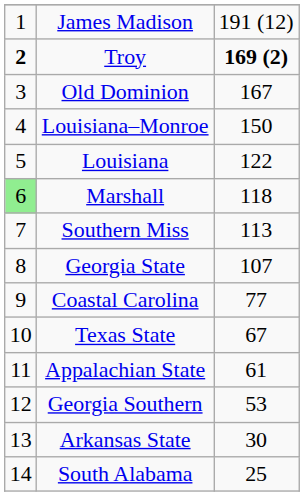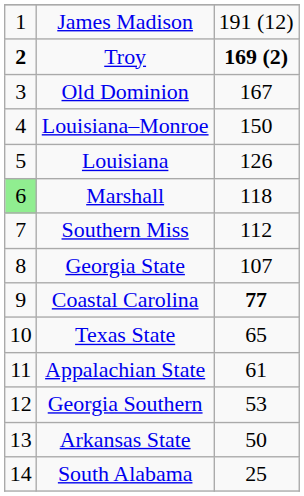(256, 160) 122 -> (256, 160) 126
(256, 230) 113 -> (256, 230) 112
(256, 299) normal -> (256, 299) bold
(256, 334) 67 -> (256, 334) 65
(256, 439) 30 -> (256, 439) 50
